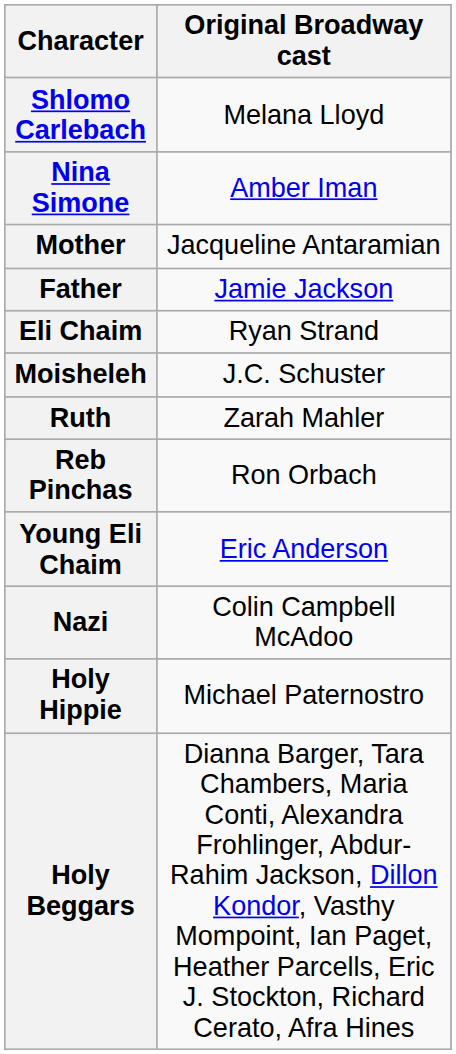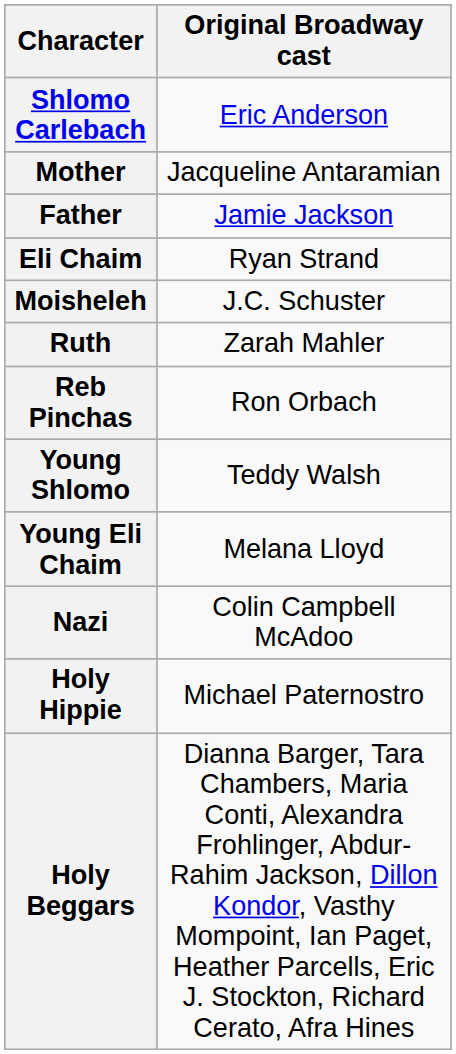(304, 114) Melana Lloyd -> (304, 114) Eric Anderson
- row: (81, 187)
+ row: (81, 475)
(304, 548) Eric Anderson -> (304, 548) Melana Lloyd
